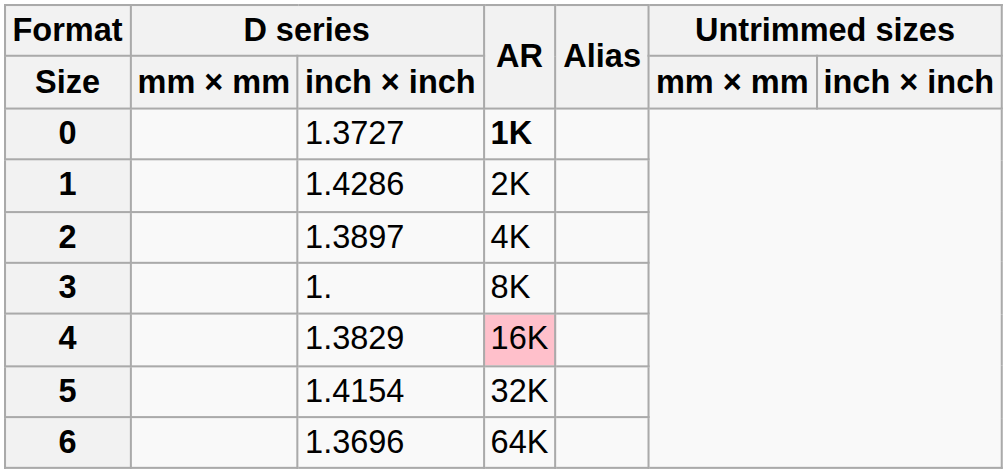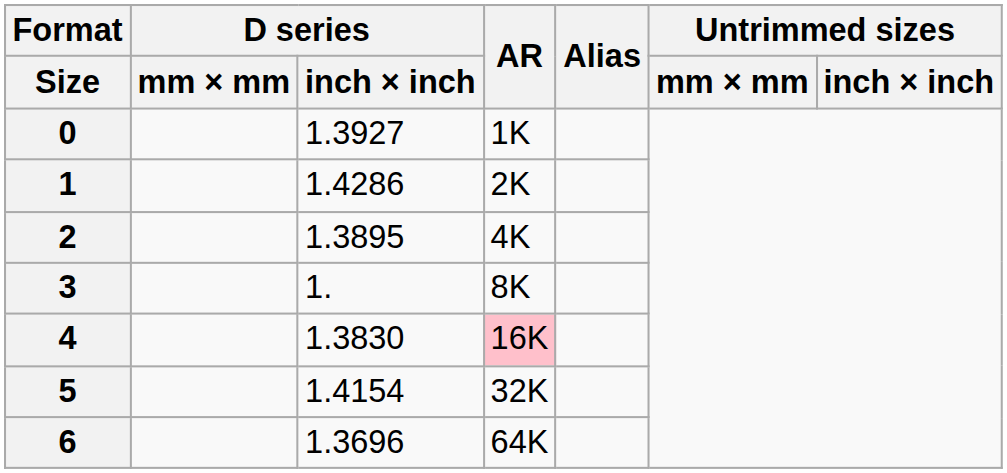(355, 133) 1.3727 -> (355, 133) 1.3927
(511, 133) bold -> (510, 133) normal
(355, 236) 1.3897 -> (355, 236) 1.3895
(355, 339) 1.3829 -> (355, 339) 1.3830
